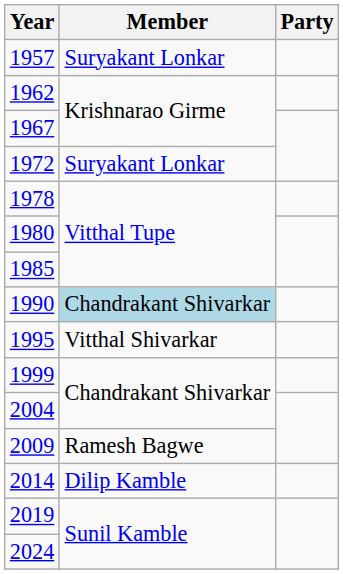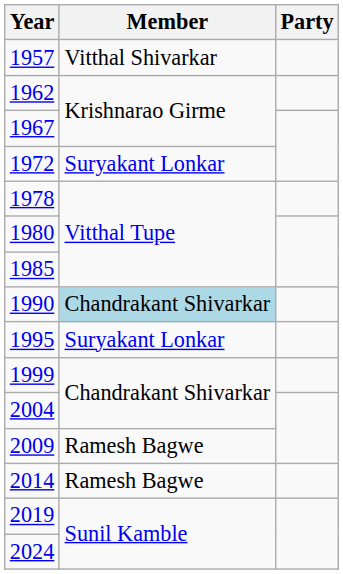(145, 57) Suryakant Lonkar -> (141, 57) Vitthal Shivarkar
(141, 339) Vitthal Shivarkar -> (145, 339) Suryakant Lonkar
(125, 480) Dilip Kamble -> (134, 480) Ramesh Bagwe
